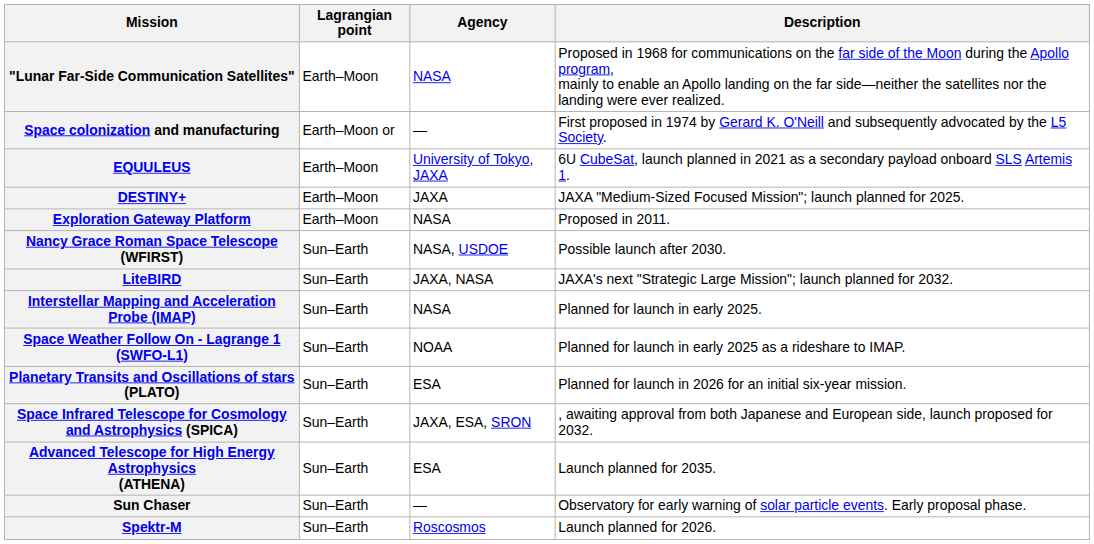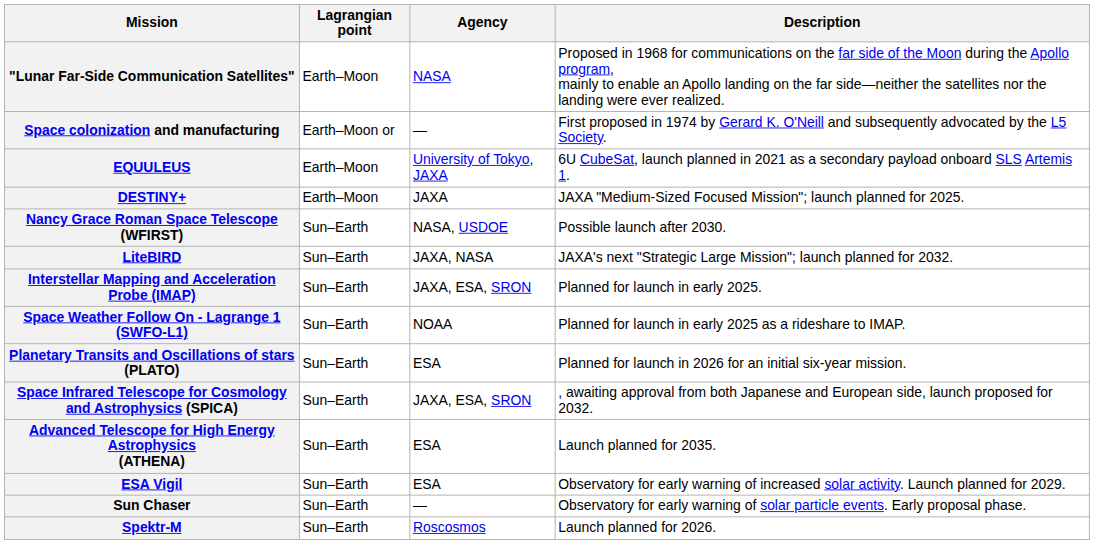- row: (152, 219)
(432, 309) NASA -> (472, 287) JAXA, ESA, SRON
+ row: (152, 484)
